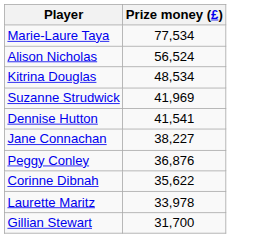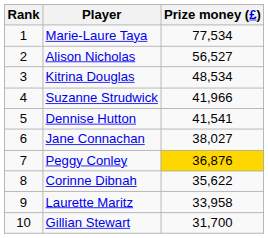+ column: (23, 14)
(174, 56) 56,524 -> (212, 56) 56,527
(174, 98) 41,969 -> (212, 98) 41,966
(174, 139) 38,227 -> (212, 139) 38,027
(174, 160) no background -> (212, 160) gold background
(174, 202) 33,978 -> (212, 202) 33,958
